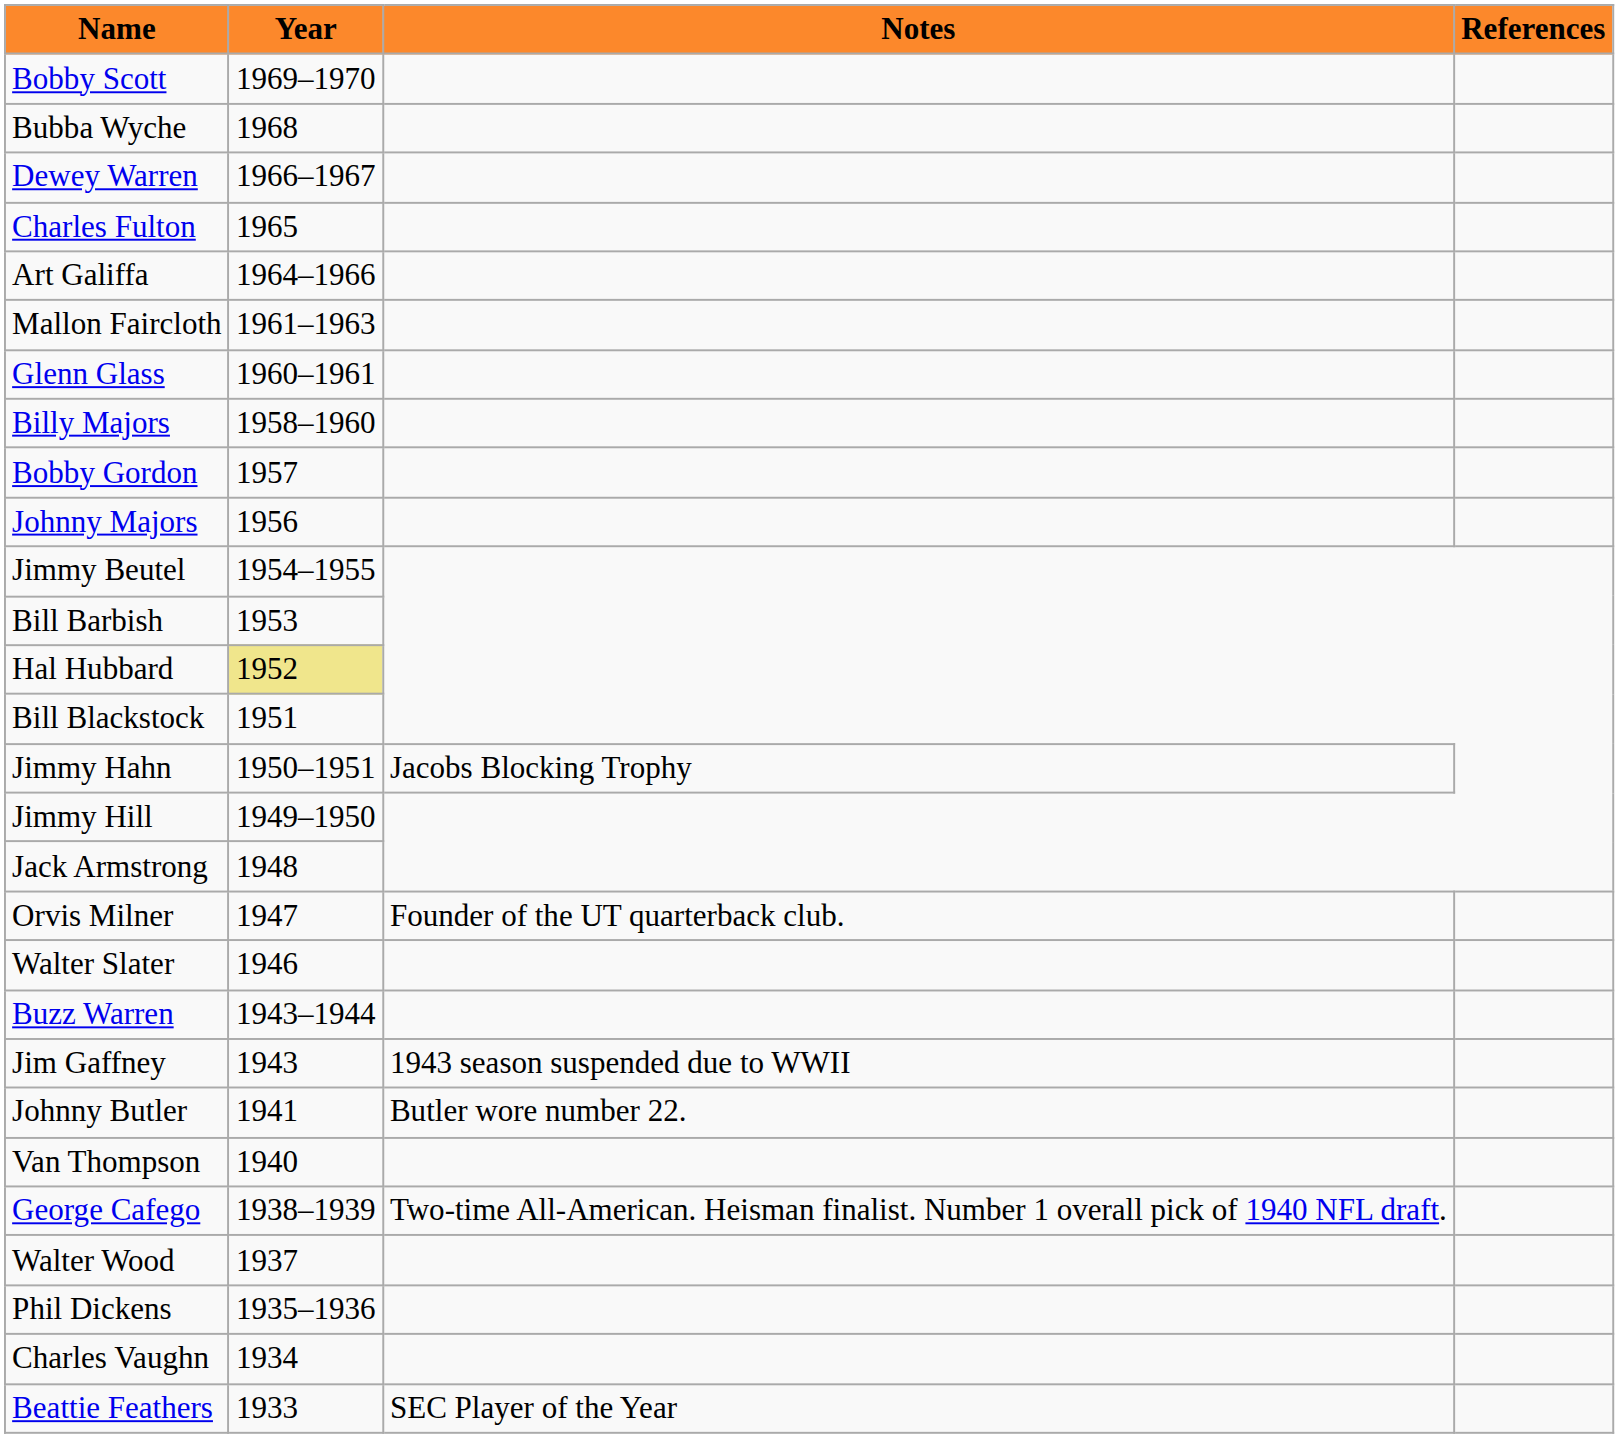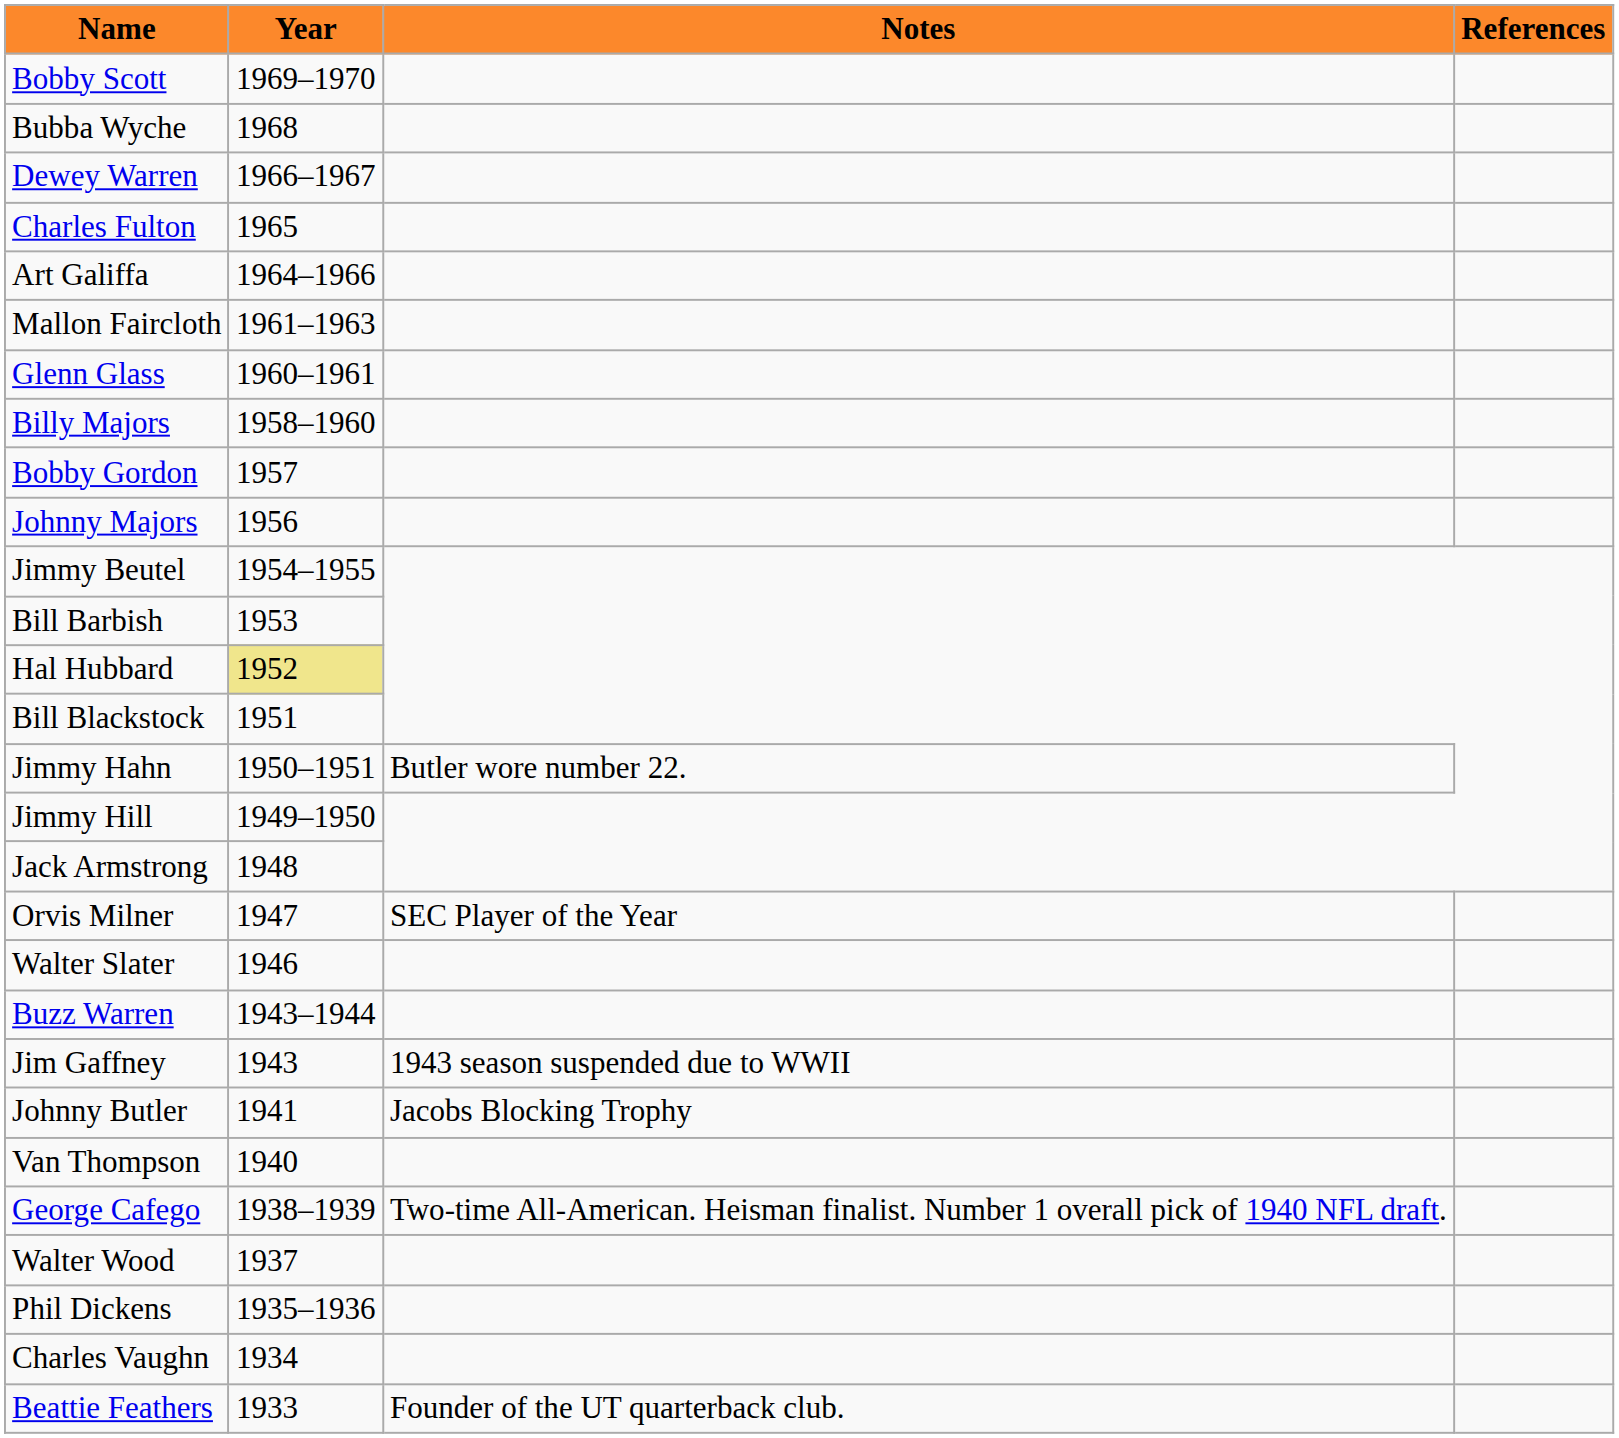(541, 767) Jacobs Blocking Trophy -> (538, 767) Butler wore number 22.
(617, 915) Founder of the UT quarterback club. -> (533, 915) SEC Player of the Year
(538, 1112) Butler wore number 22. -> (541, 1112) Jacobs Blocking Trophy
(533, 1407) SEC Player of the Year -> (617, 1407) Founder of the UT quarterback club.
